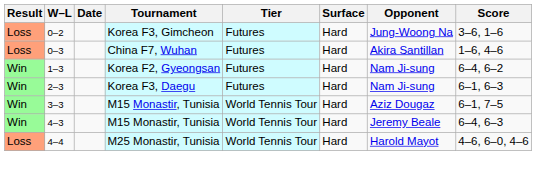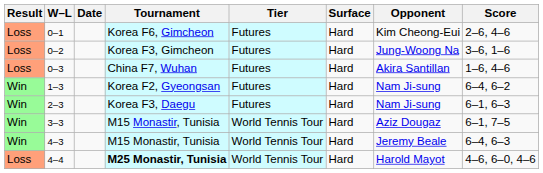+ row: (56, 32)
(163, 141) normal -> (167, 159) bold
